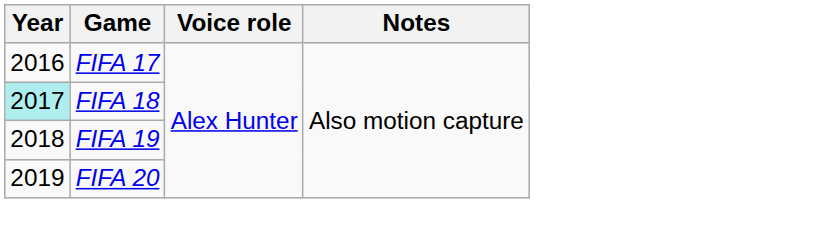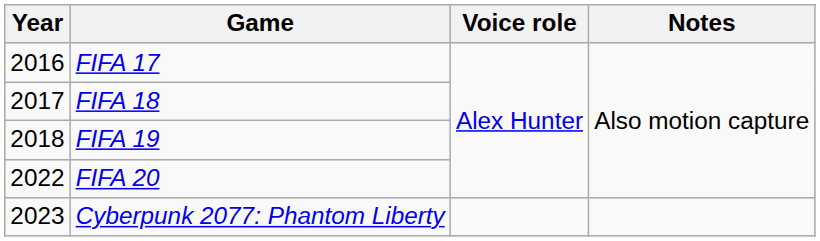(37, 100) paleturquoise background -> (37, 100) no background
(37, 178) 2019 -> (37, 178) 2022
+ row: (260, 216)
